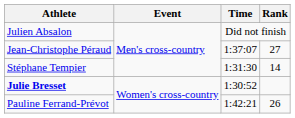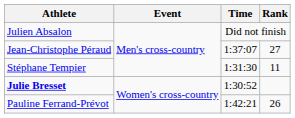(275, 68) 14 -> (275, 68) 11
